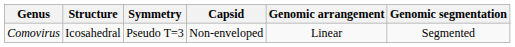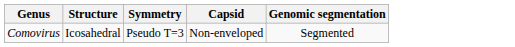- column: (327, 14)
